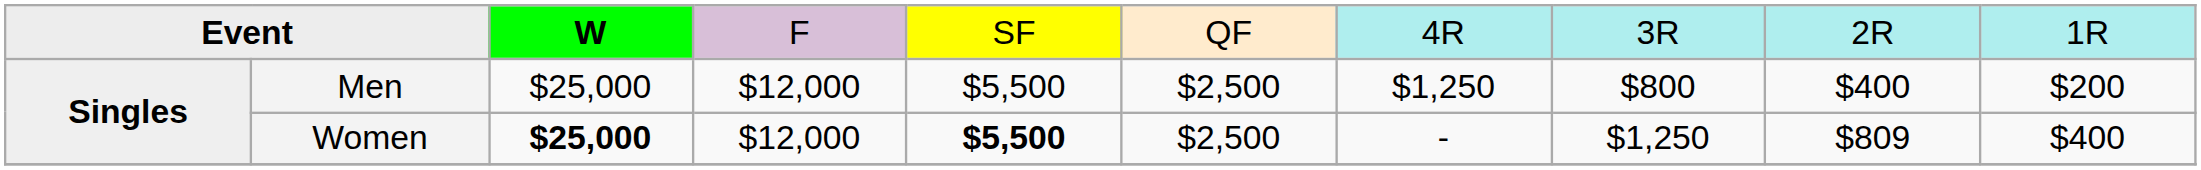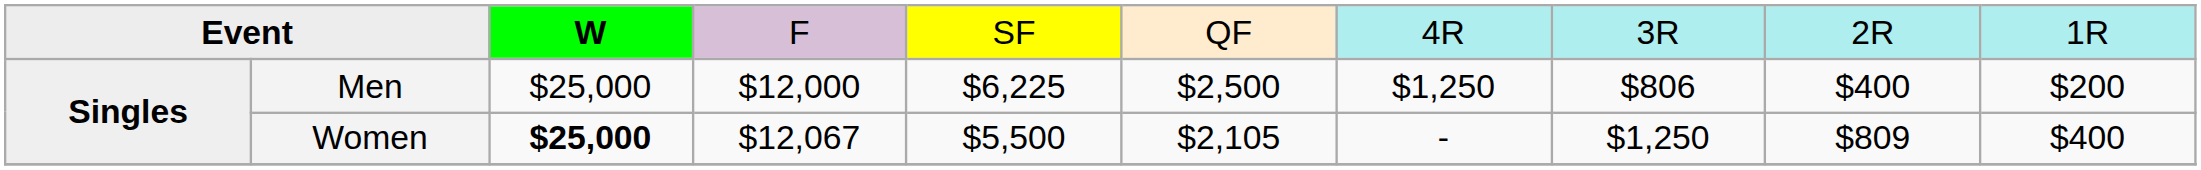(1014, 85) $5,500 -> (1014, 85) $6,225
(1658, 85) $800 -> (1658, 85) $806
(799, 139) $12,000 -> (799, 139) $12,067
(1014, 139) bold -> (1014, 139) normal
(1229, 139) $2,500 -> (1229, 139) $2,105
